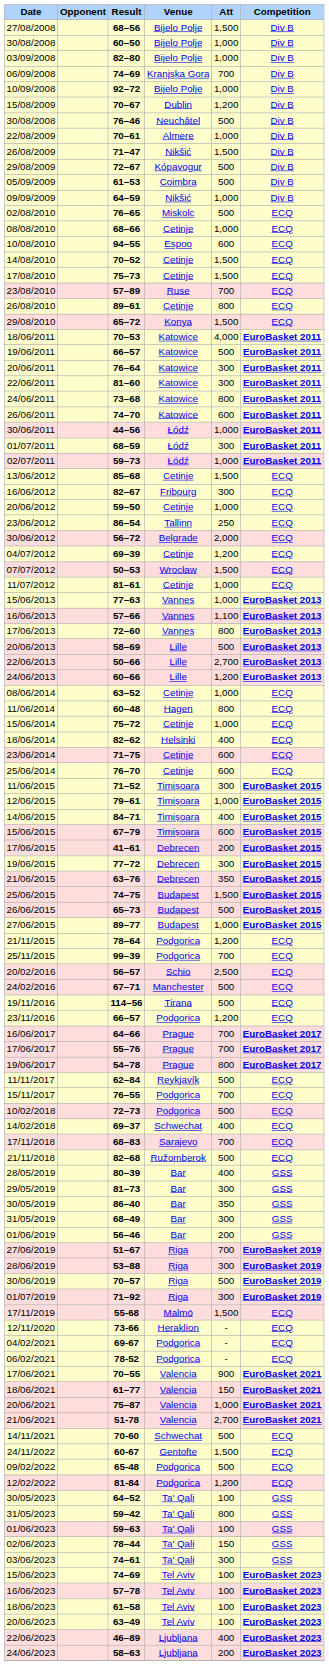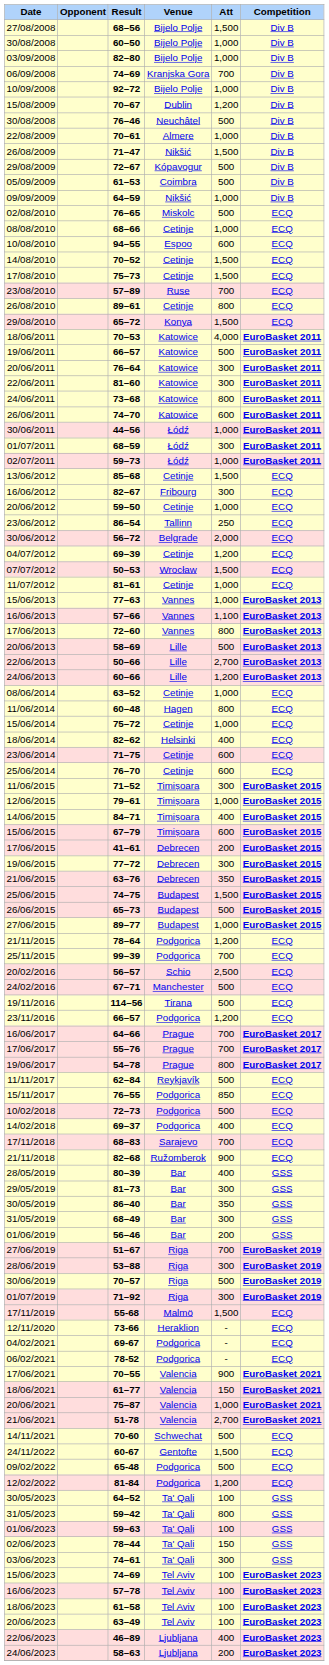(226, 1095) 700 -> (226, 1095) 850
(178, 1126) Schwechat -> (178, 1126) Podgorica
(226, 1157) 500 -> (226, 1157) 900
